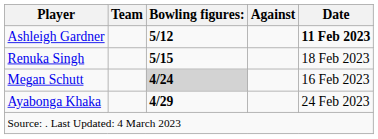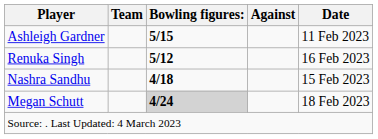(161, 36) 5/12 -> (161, 36) 5/15
(336, 36) bold -> (335, 36) normal
(161, 58) 5/15 -> (161, 58) 5/12
(336, 58) 18 Feb 2023 -> (336, 58) 16 Feb 2023
+ row: (49, 79)
(336, 79) 16 Feb 2023 -> (336, 101) 18 Feb 2023
- row: (54, 101)
